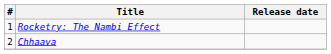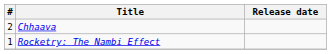rows swapped: (89, 27) <-> (37, 41)
